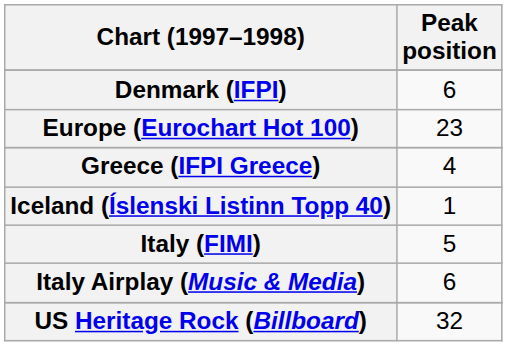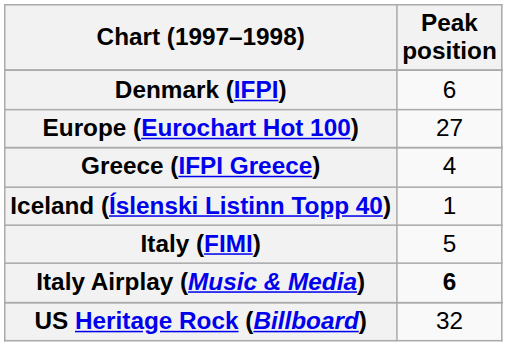(449, 128) 23 -> (449, 128) 27
(450, 282) normal -> (450, 282) bold
